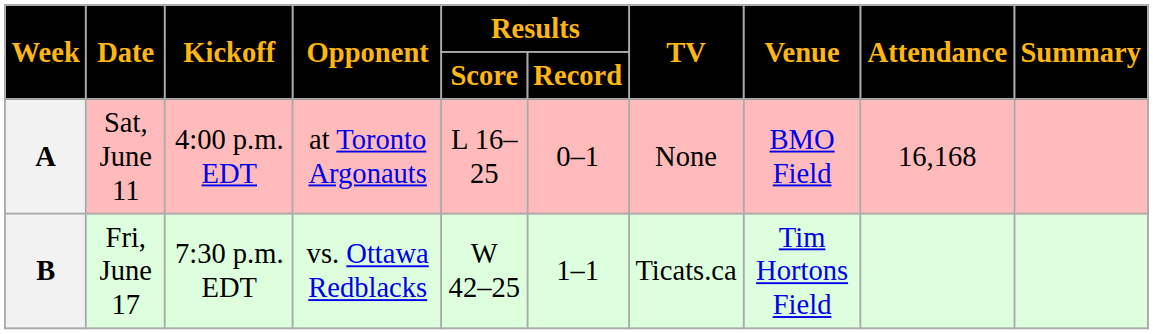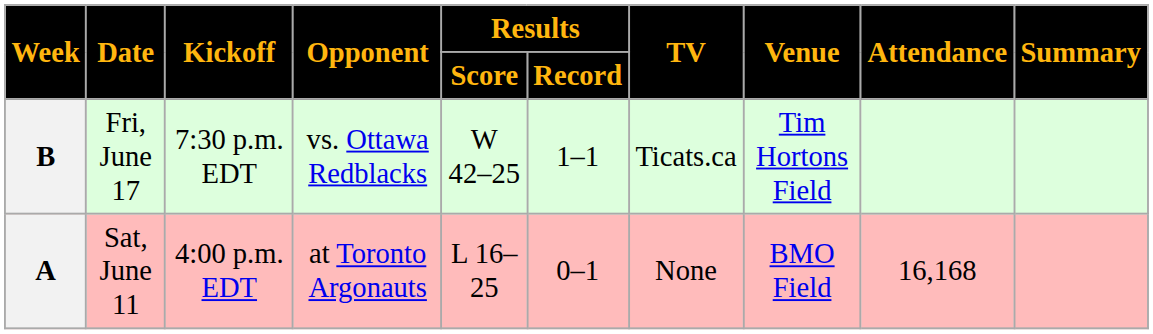rows swapped: (46, 156) <-> (46, 271)
